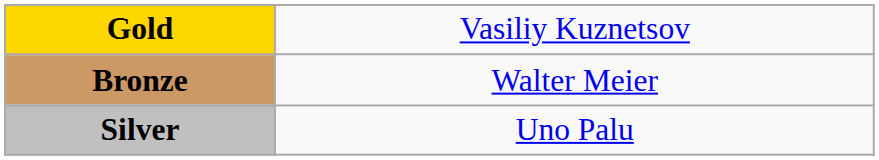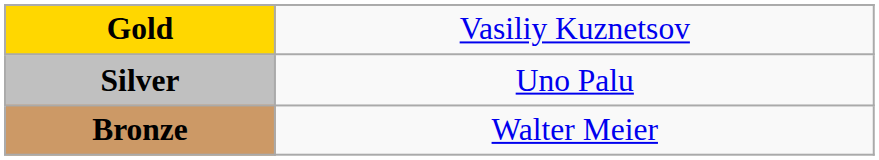rows swapped: (140, 129) <-> (140, 79)
